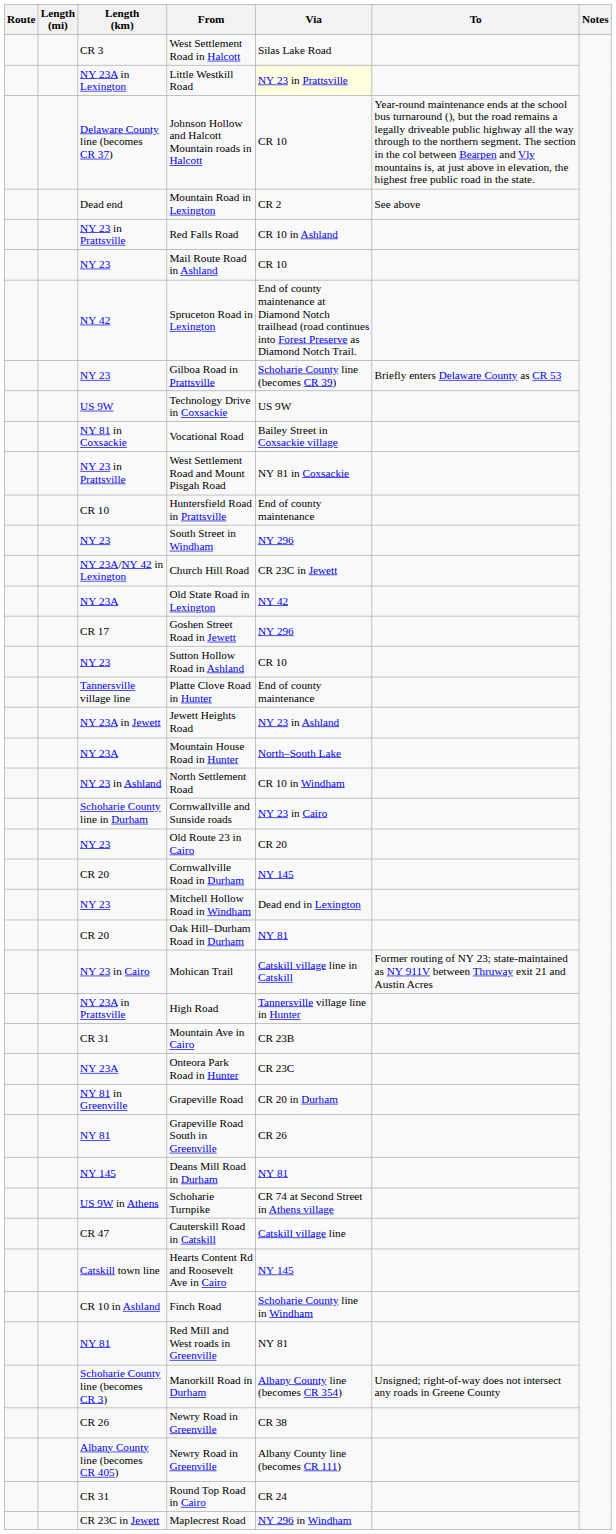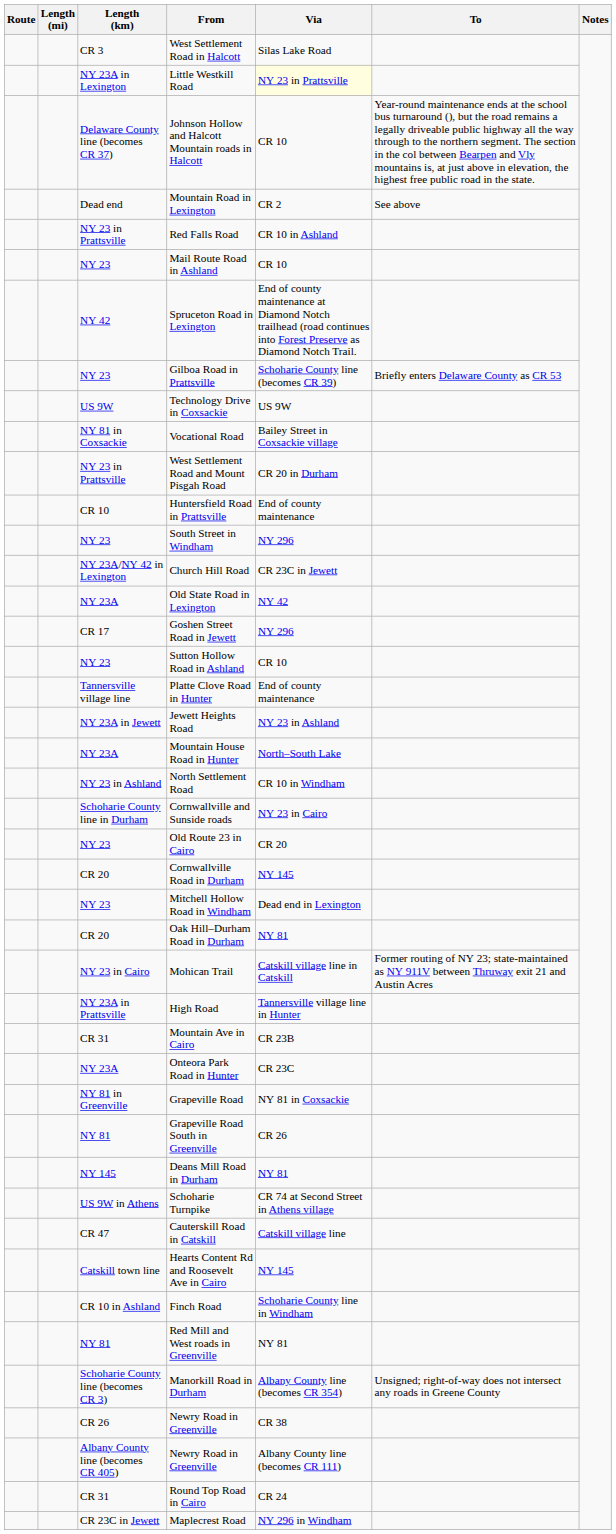(303, 473) NY 81 in Coxsackie -> (298, 473) CR 20 in Durham
(298, 1099) CR 20 in Durham -> (303, 1099) NY 81 in Coxsackie
